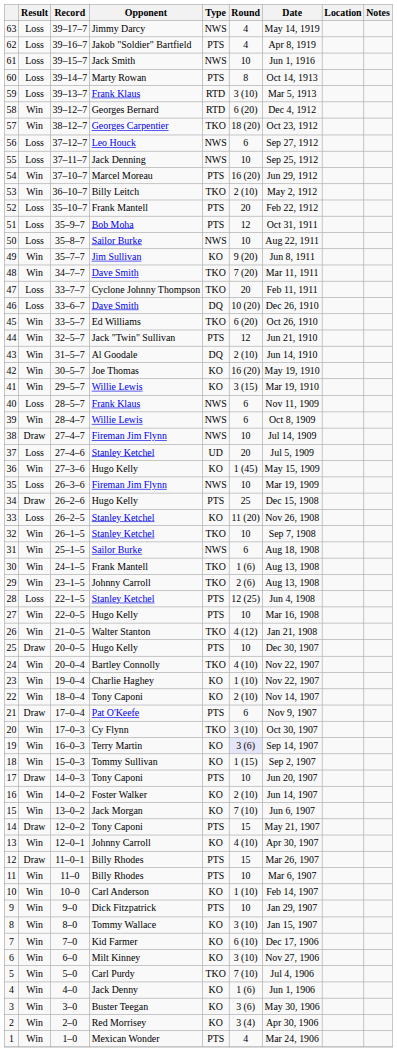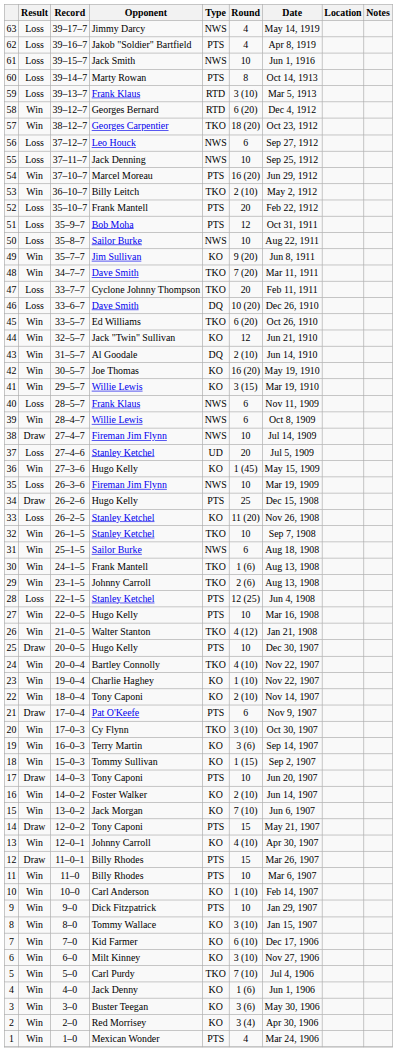(216, 338) PTS -> (216, 338) KO
(246, 745) lavender background -> (246, 745) no background
